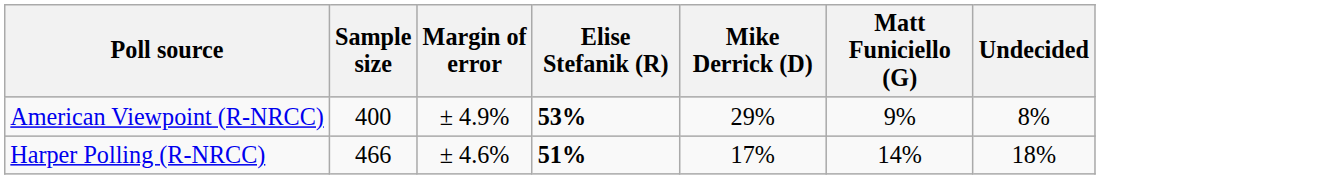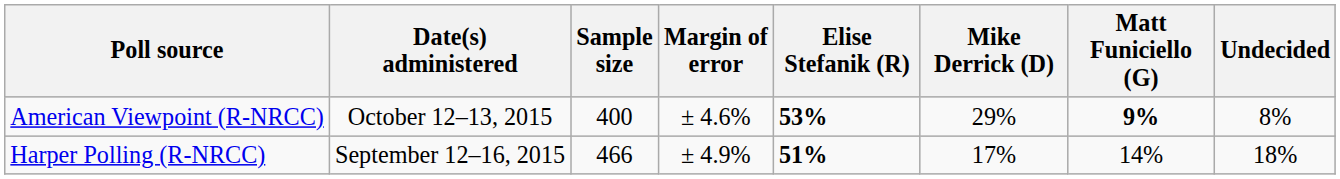+ column: (450, 50)
(475, 116) ± 4.9% -> (716, 116) ± 4.6%
(900, 116) normal -> (1141, 116) bold
(475, 154) ± 4.6% -> (716, 154) ± 4.9%
